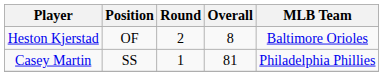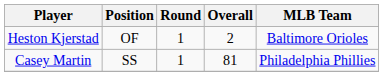(181, 37) 2 -> (181, 37) 1
(230, 37) 8 -> (230, 37) 2
